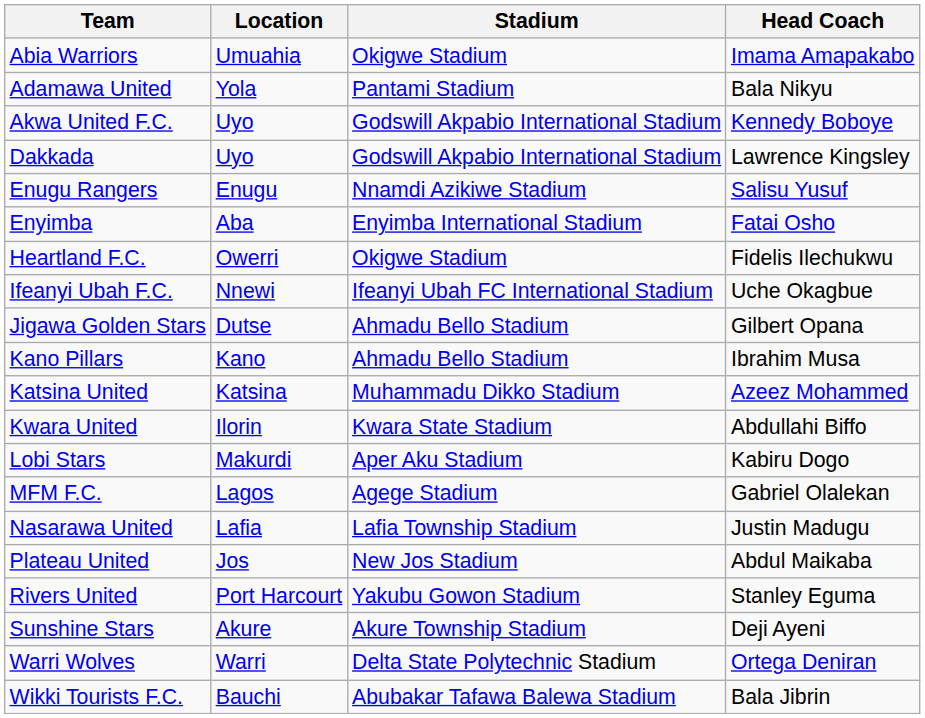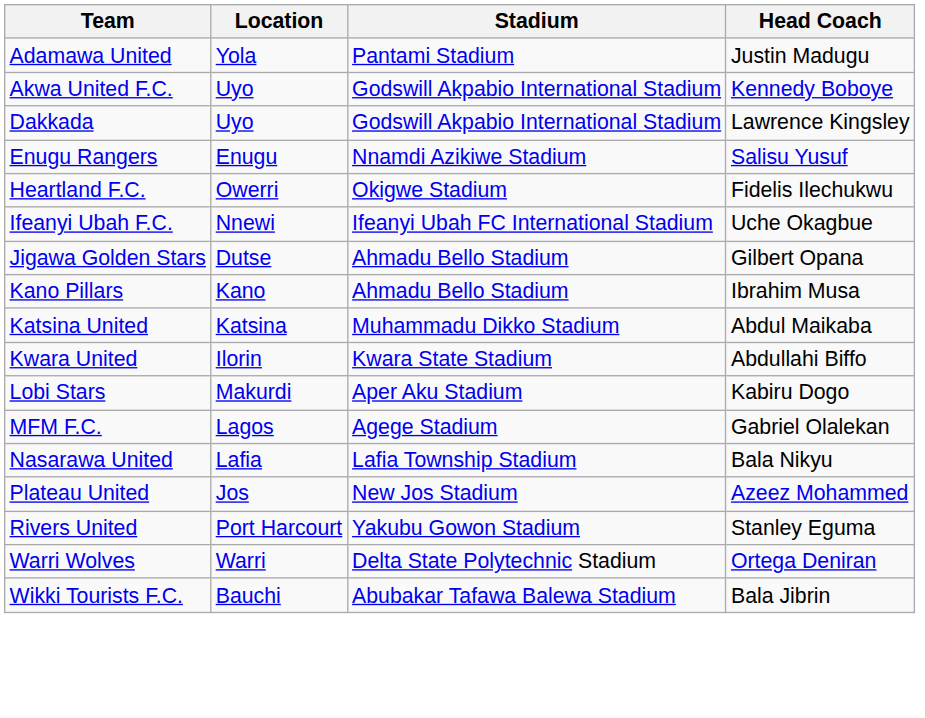- row: (74, 55)
(782, 88) Bala Nikyu -> (800, 55) Justin Madugu
- row: (51, 223)
(820, 392) Azeez Mohammed -> (801, 325) Abdul Maikaba
(800, 527) Justin Madugu -> (782, 460) Bala Nikyu
(801, 561) Abdul Maikaba -> (820, 493) Azeez Mohammed
- row: (82, 628)
